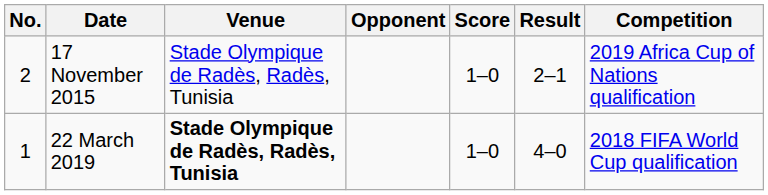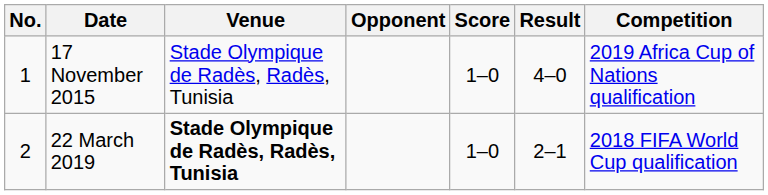(25, 74) 2 -> (25, 74) 1
(550, 74) 2–1 -> (550, 74) 4–0
(25, 151) 1 -> (25, 151) 2
(550, 151) 4–0 -> (550, 151) 2–1
